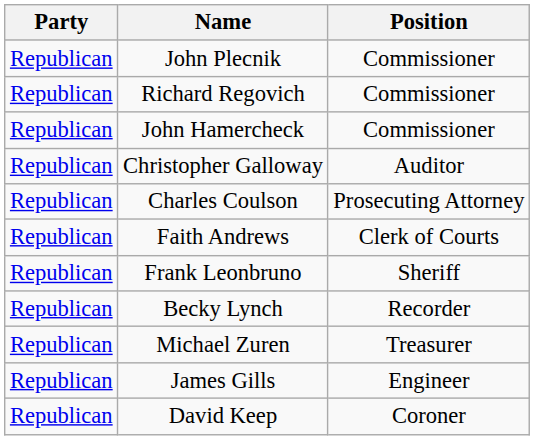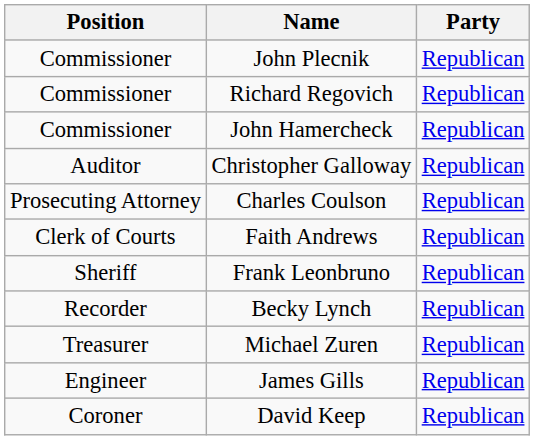columns swapped: (429, 22) <-> (61, 22)
